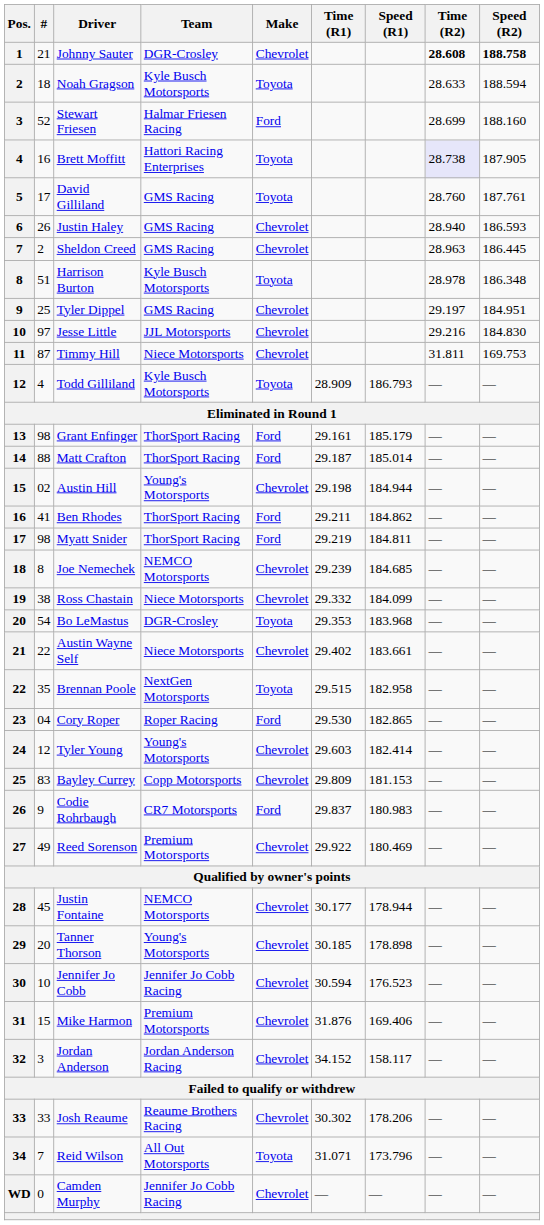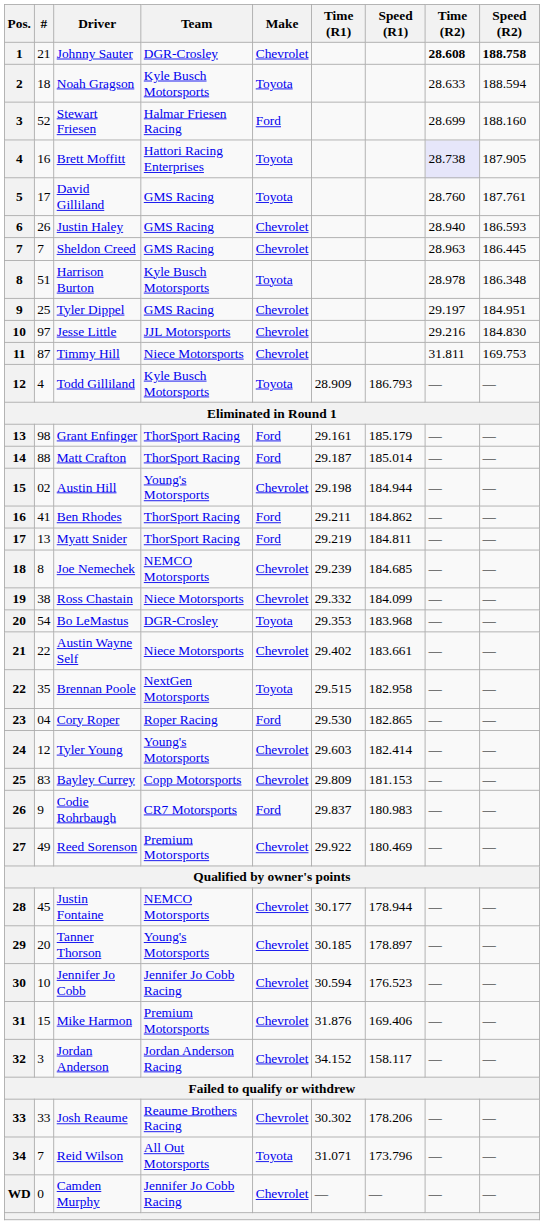(40, 249) 2 -> (40, 249) 7
(44, 539) 98 -> (44, 539) 13
(390, 944) 178.898 -> (390, 944) 178.897
